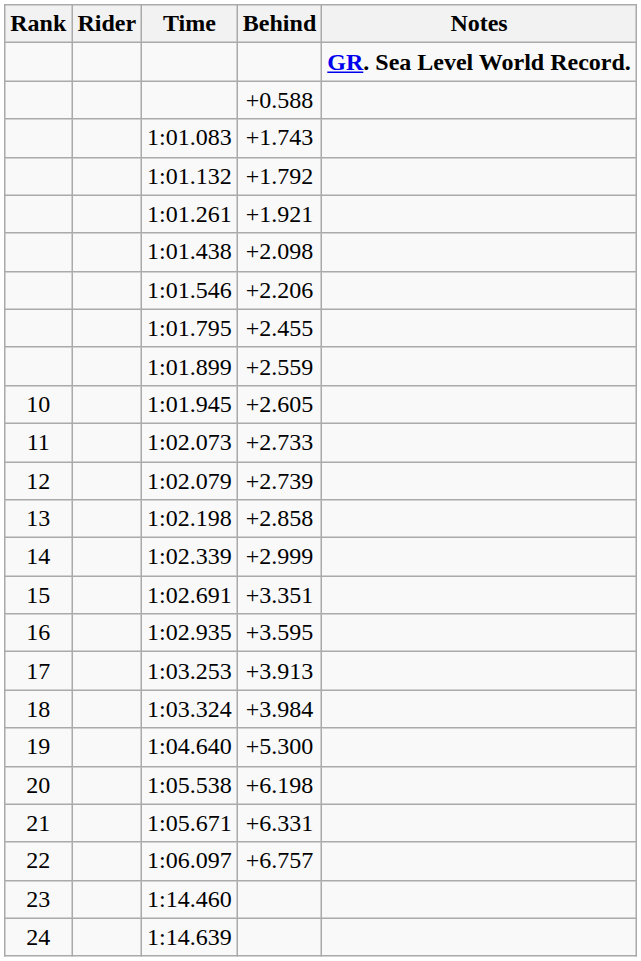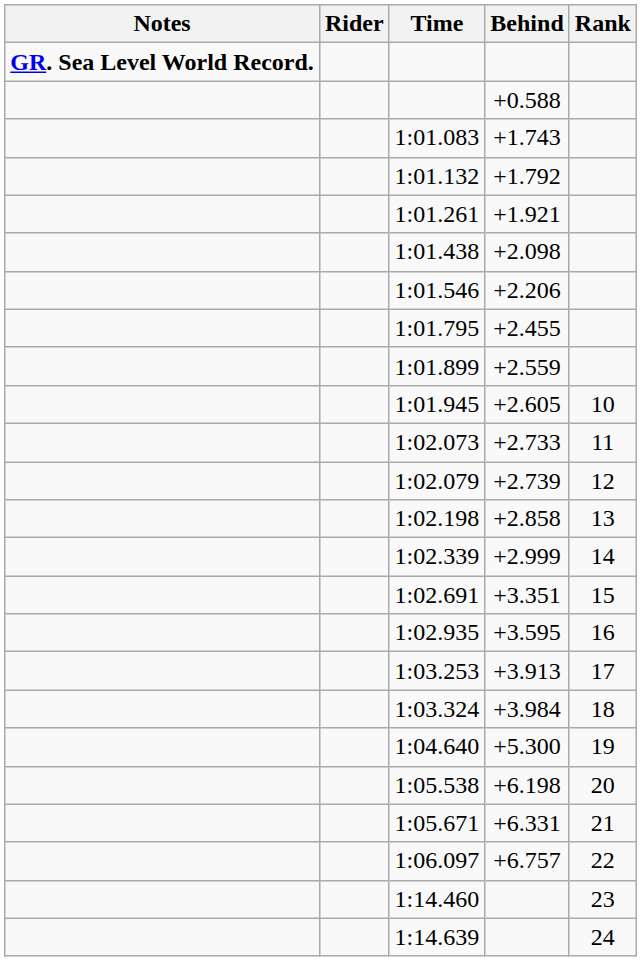columns swapped: (38, 23) <-> (479, 23)
